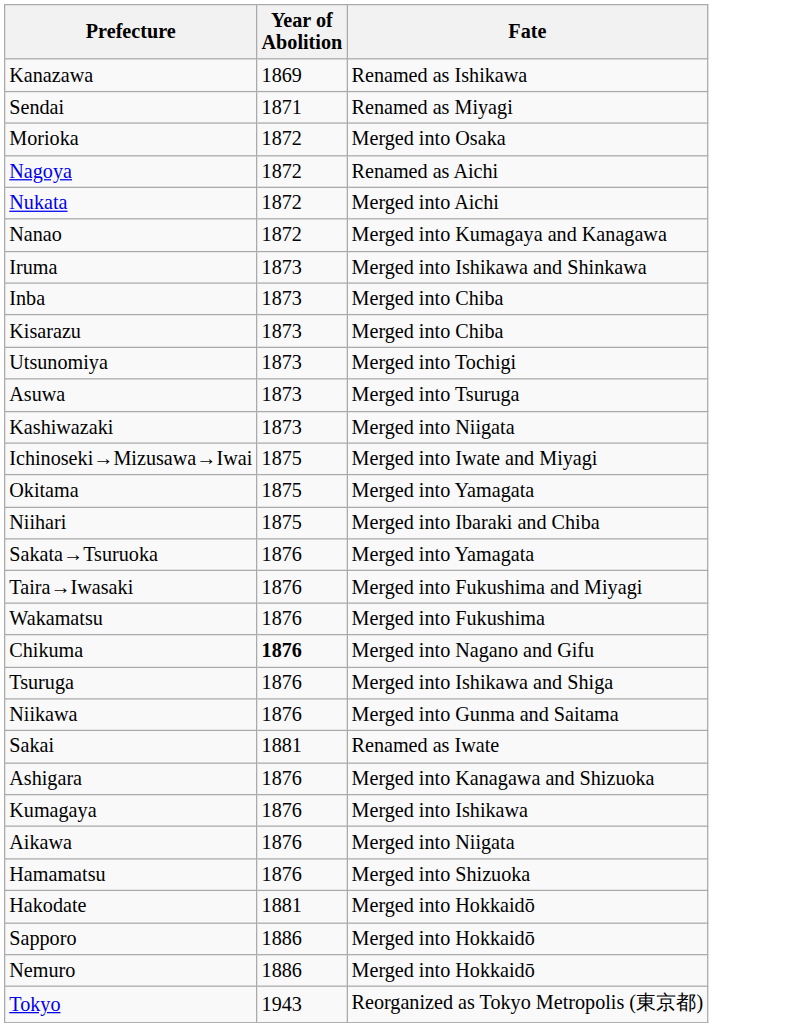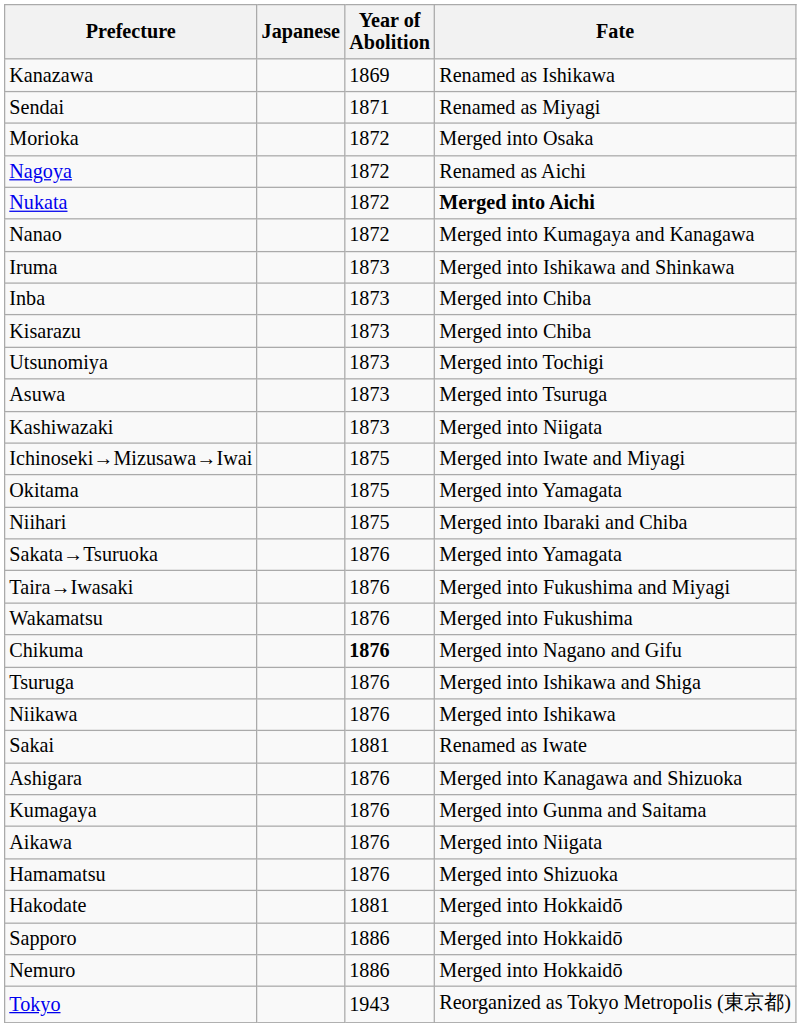+ column: (301, 31)
(425, 203) normal -> (517, 203) bold
(485, 714) Merged into Gunma and Saitama -> (527, 714) Merged into Ishikawa
(440, 810) Merged into Ishikawa -> (573, 810) Merged into Gunma and Saitama
